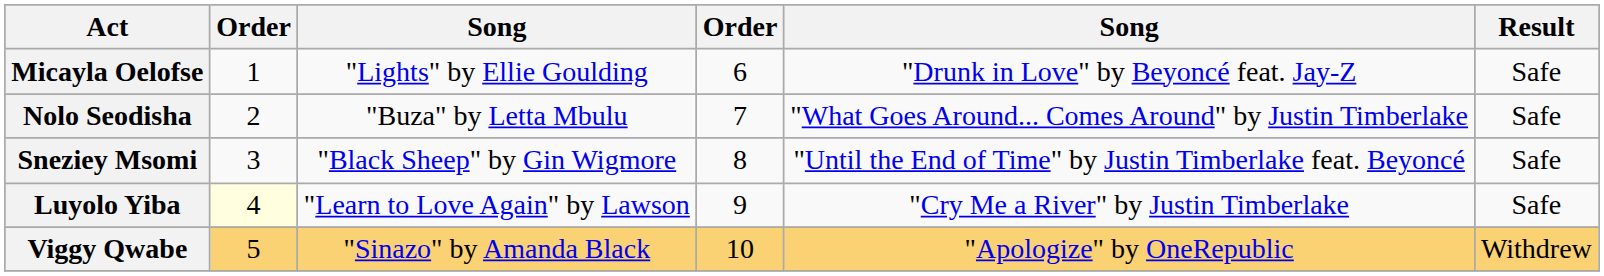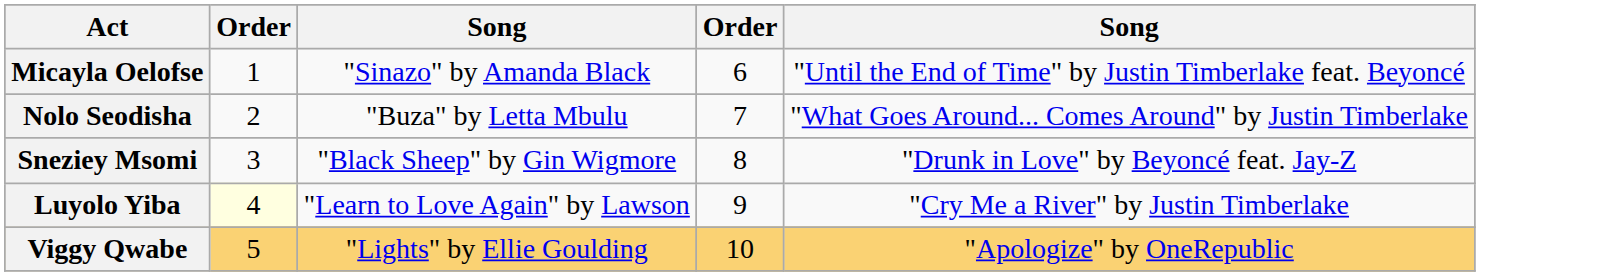- column: (1536, 26)
(497, 71) "Lights" by Ellie Goulding -> (497, 71) "Sinazo" by Amanda Black
(1129, 71) "Drunk in Love" by Beyoncé feat. Jay-Z -> (1129, 71) "Until the End of Time" by Justin Timberlake feat. Beyoncé
(1129, 159) "Until the End of Time" by Justin Timberlake feat. Beyoncé -> (1129, 159) "Drunk in Love" by Beyoncé feat. Jay-Z
(497, 248) "Sinazo" by Amanda Black -> (497, 248) "Lights" by Ellie Goulding
